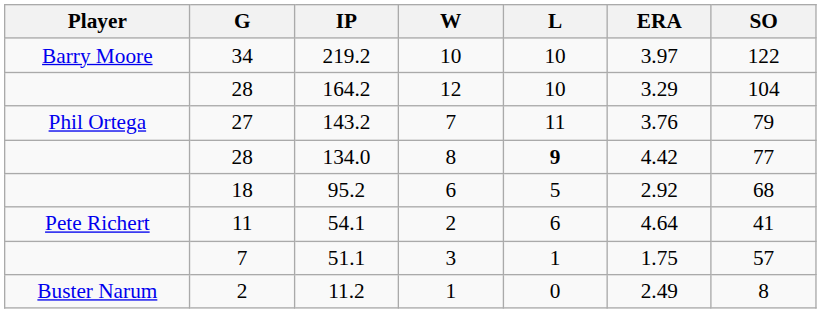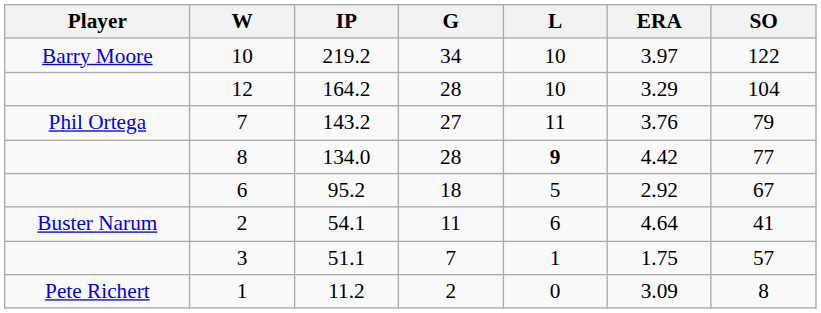columns swapped: (242, 21) <-> (451, 21)
(764, 190) 68 -> (764, 190) 67
(97, 223) Pete Richert -> (97, 223) Buster Narum
(97, 291) Buster Narum -> (97, 291) Pete Richert
(659, 291) 2.49 -> (659, 291) 3.09
